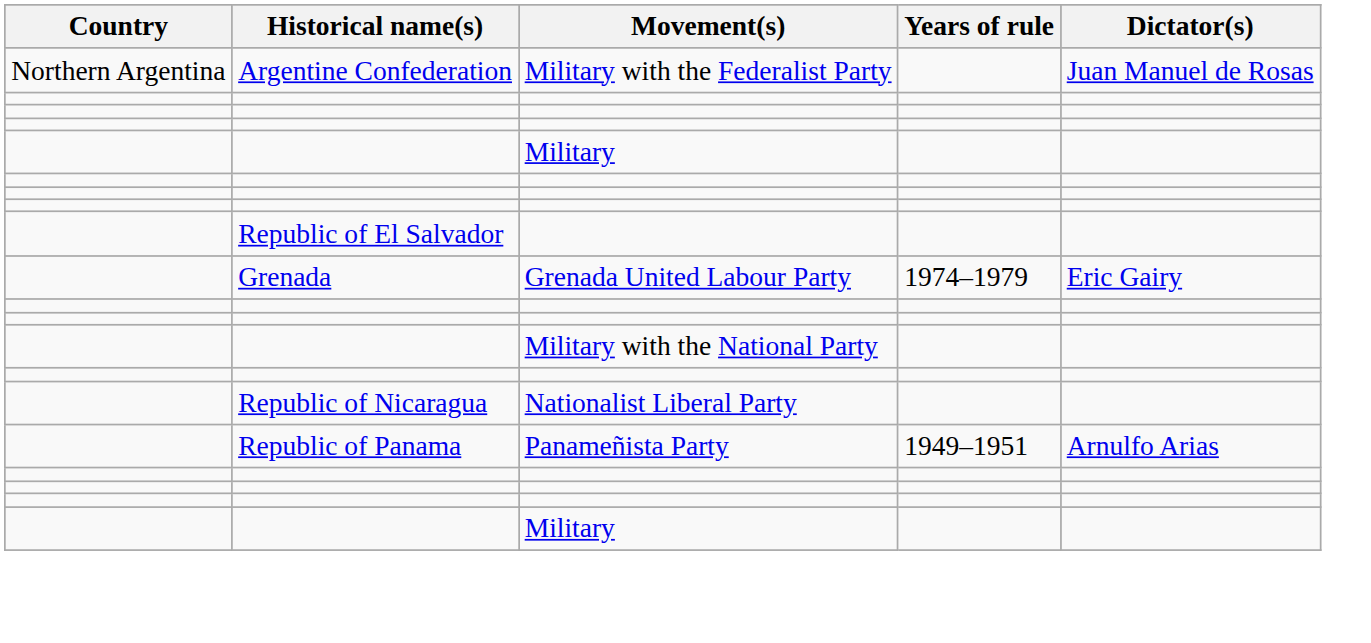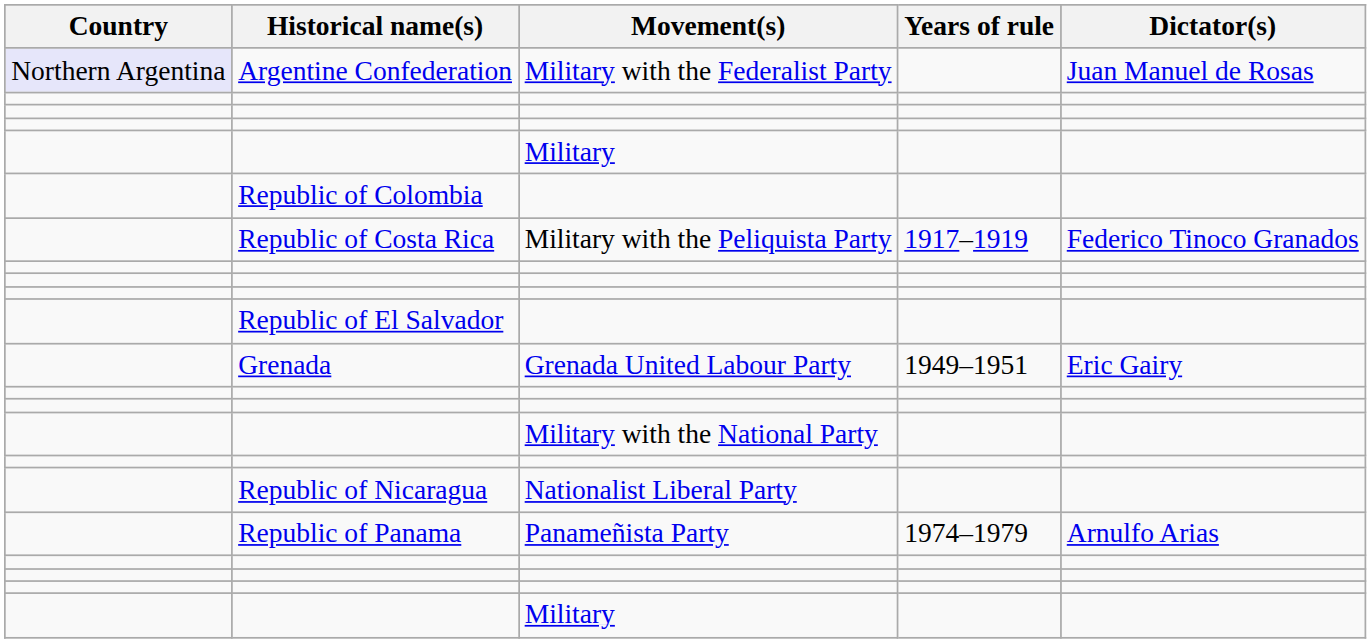(118, 69) no background -> (118, 69) lavender background
+ row: (360, 195)
+ row: (366, 238)
(966, 277) 1974–1979 -> (966, 364) 1949–1951
(966, 446) 1949–1951 -> (966, 533) 1974–1979
